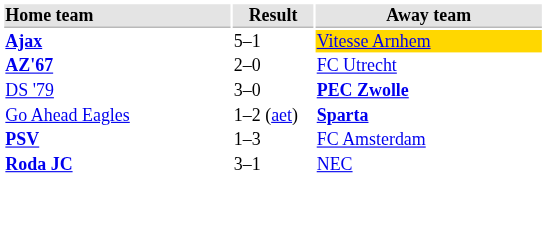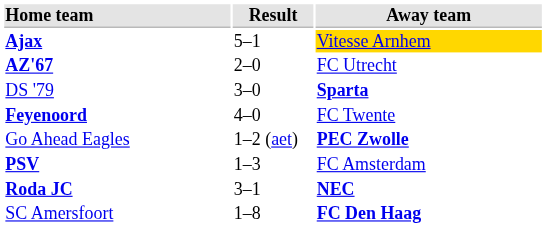(363, 90) PEC Zwolle -> (343, 90) Sparta
+ row: (46, 115)
(343, 115) Sparta -> (363, 139) PEC Zwolle
(335, 164) normal -> (336, 188) bold
+ row: (59, 213)
